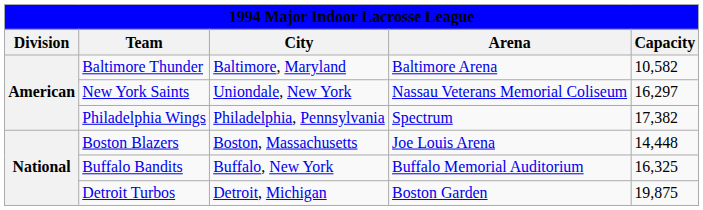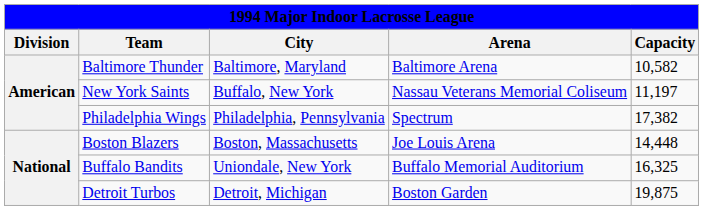(282, 92) Uniondale, New York -> (273, 92) Buffalo, New York
(656, 92) 16,297 -> (656, 92) 11,197
(273, 167) Buffalo, New York -> (282, 167) Uniondale, New York
